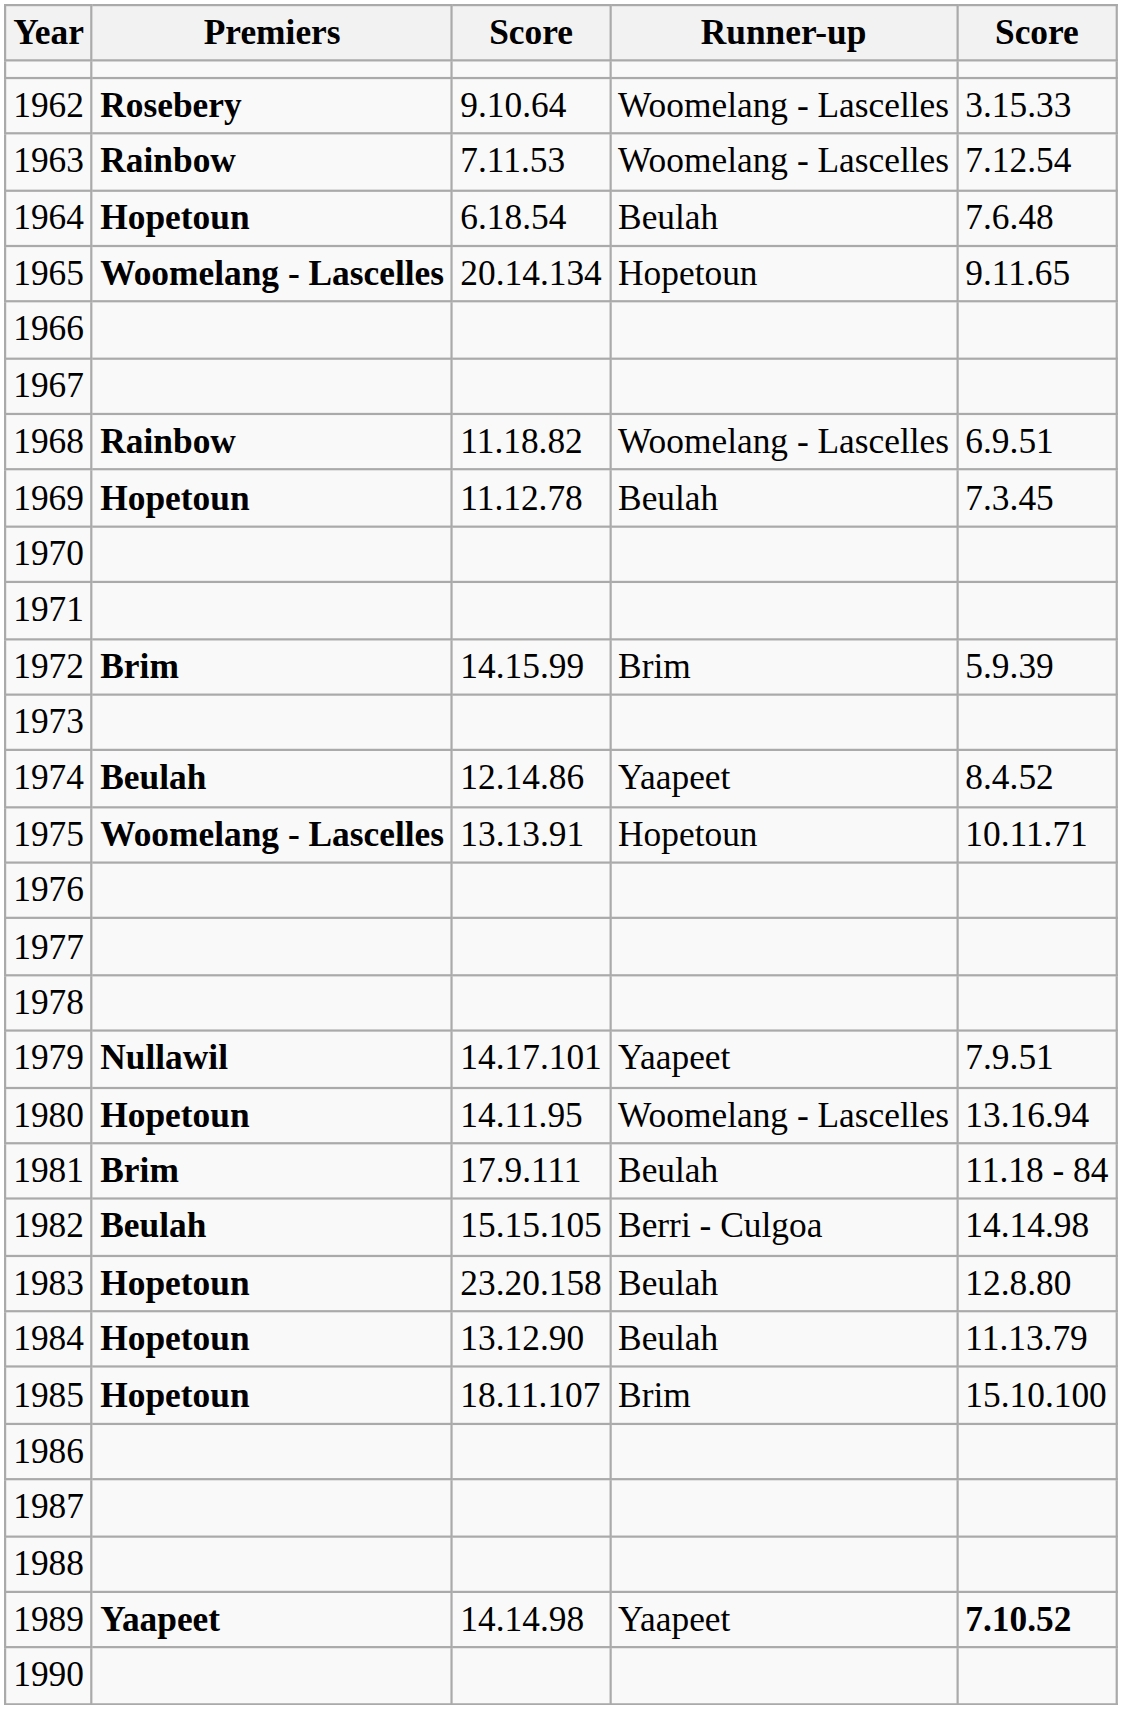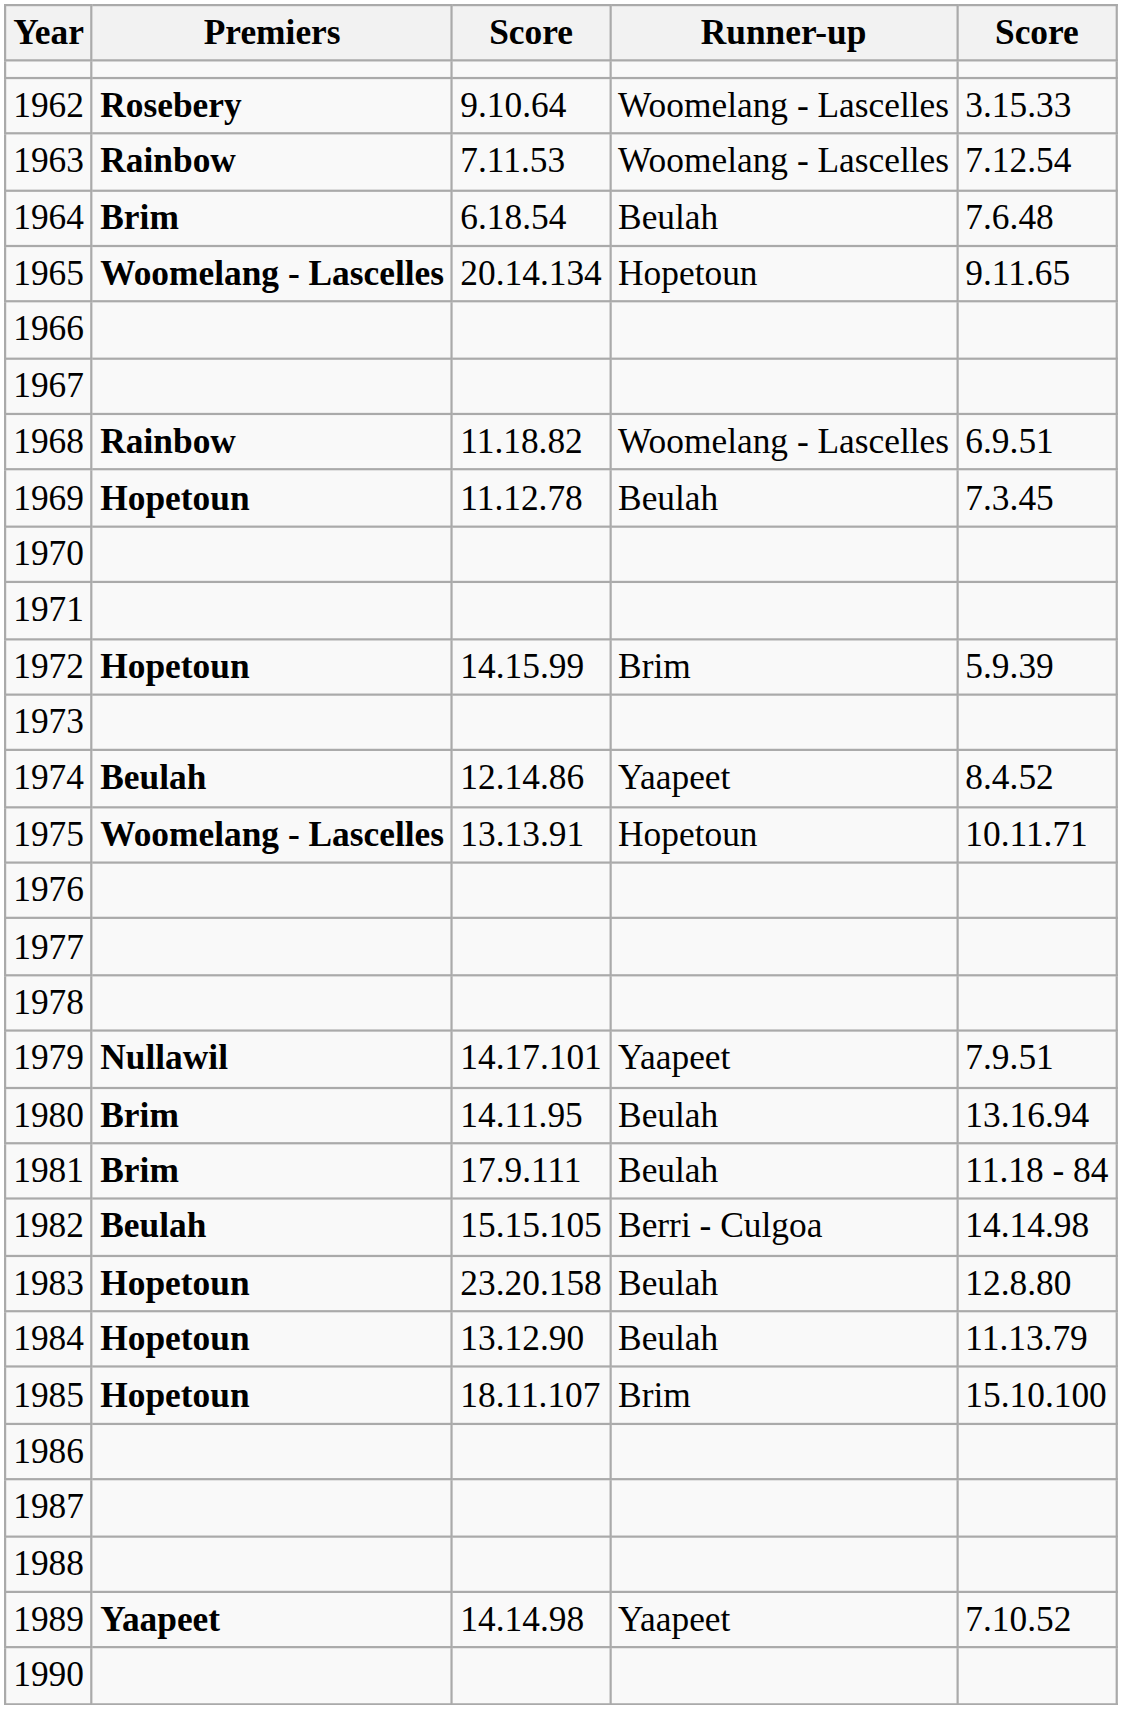(175, 217) Hopetoun -> (140, 217) Brim
(140, 665) Brim -> (175, 665) Hopetoun
(175, 1114) Hopetoun -> (140, 1114) Brim
(784, 1114) Woomelang - Lascelles -> (668, 1114) Beulah
(1018, 1619) bold -> (1018, 1619) normal
